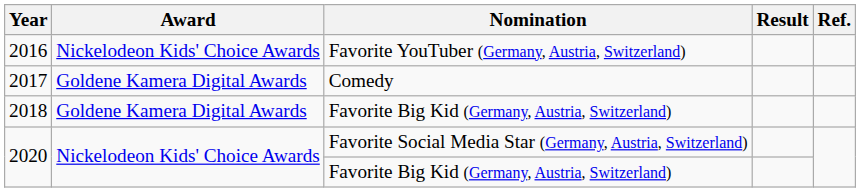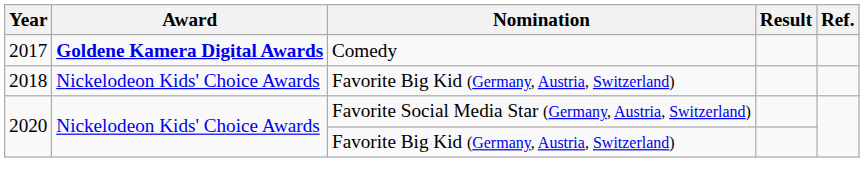- row: (28, 50)
(181, 80) normal -> (190, 50) bold
(181, 111) Goldene Kamera Digital Awards -> (188, 80) Nickelodeon Kids' Choice Awards
